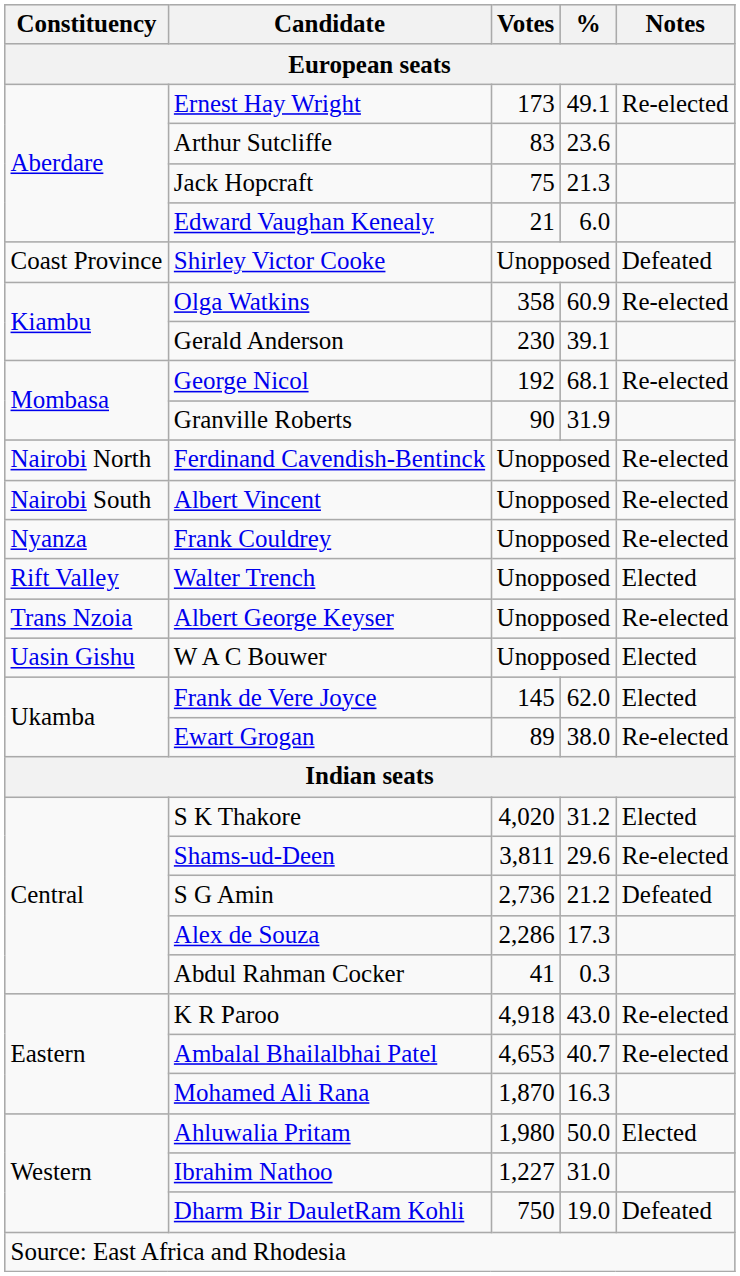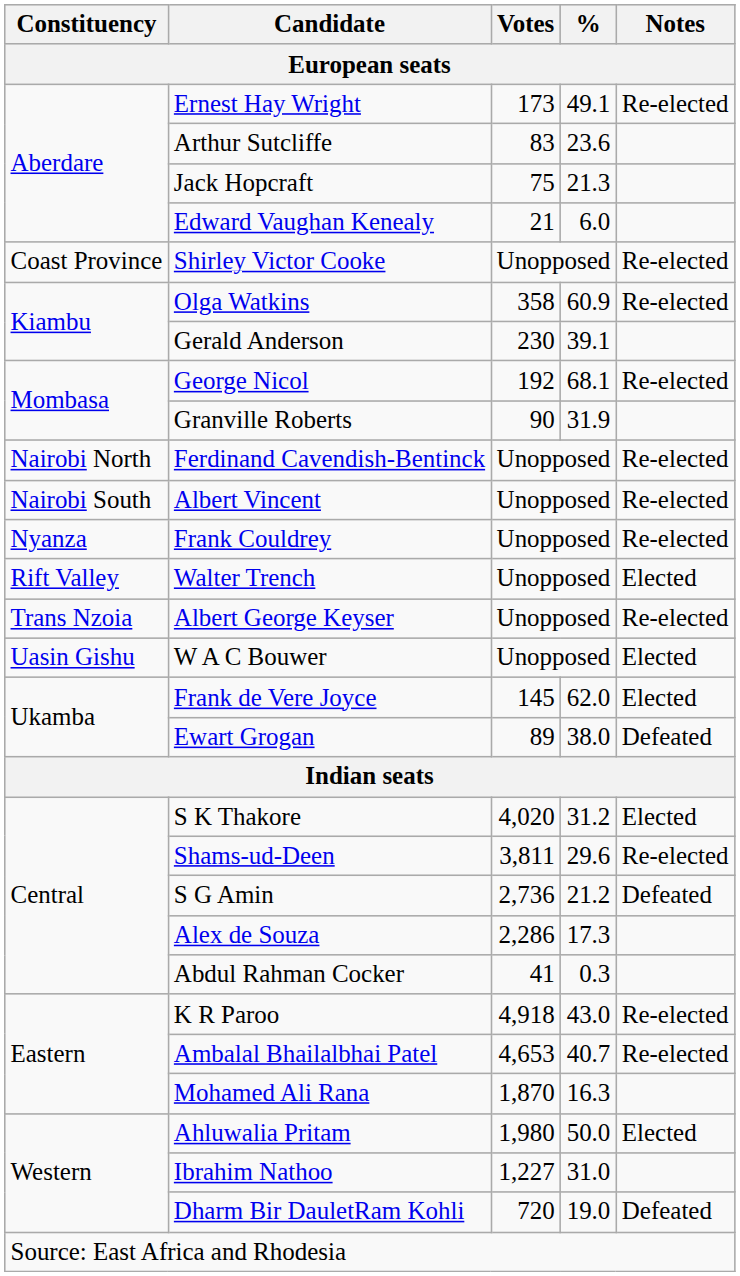(667, 261) Defeated -> (675, 261) Re-elected
(675, 736) Re-elected -> (667, 736) Defeated
(536, 1211) 750 -> (536, 1211) 720
